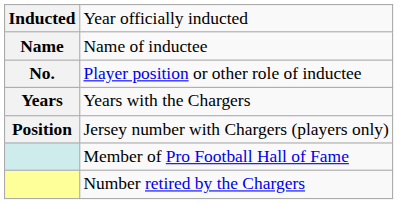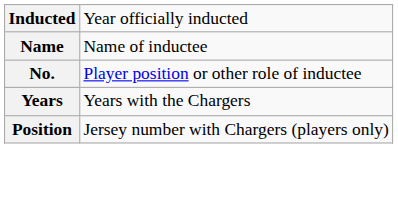- row: (216, 156)
- row: (194, 184)
